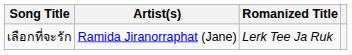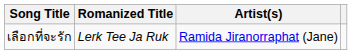columns swapped: (290, 14) <-> (157, 14)
